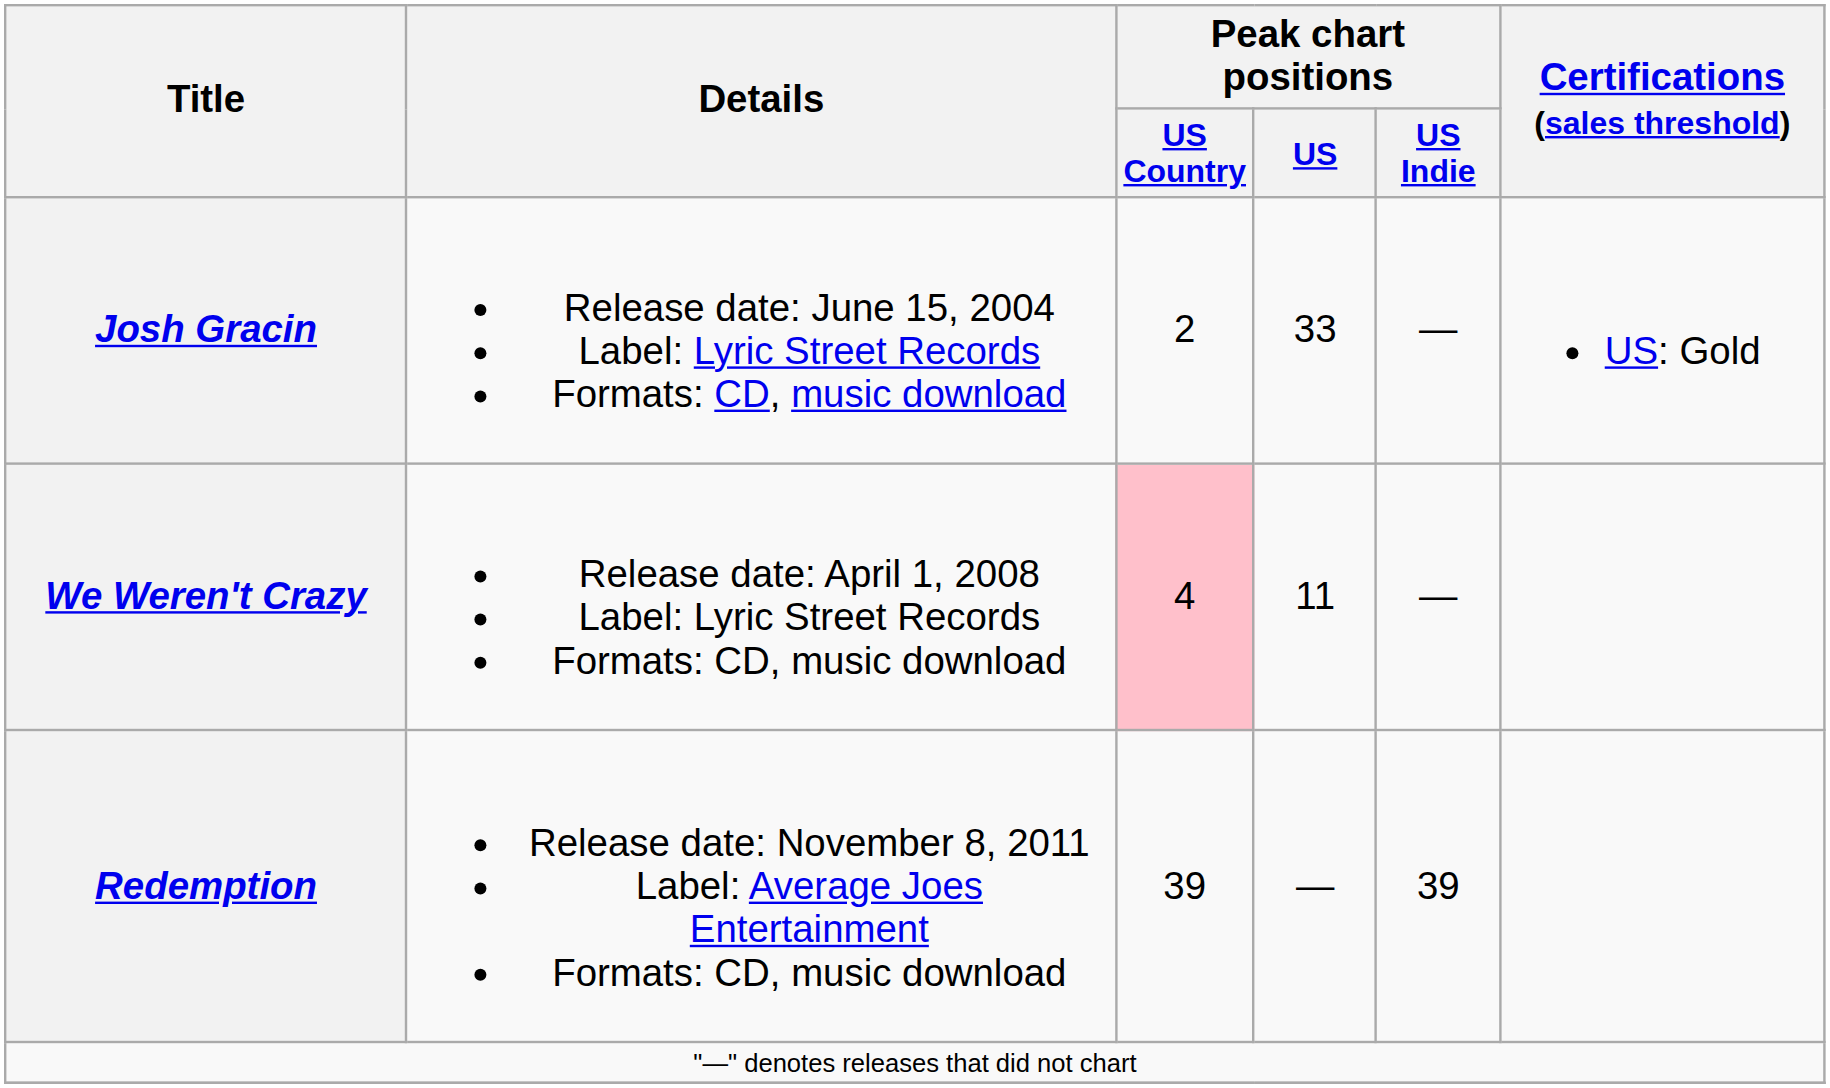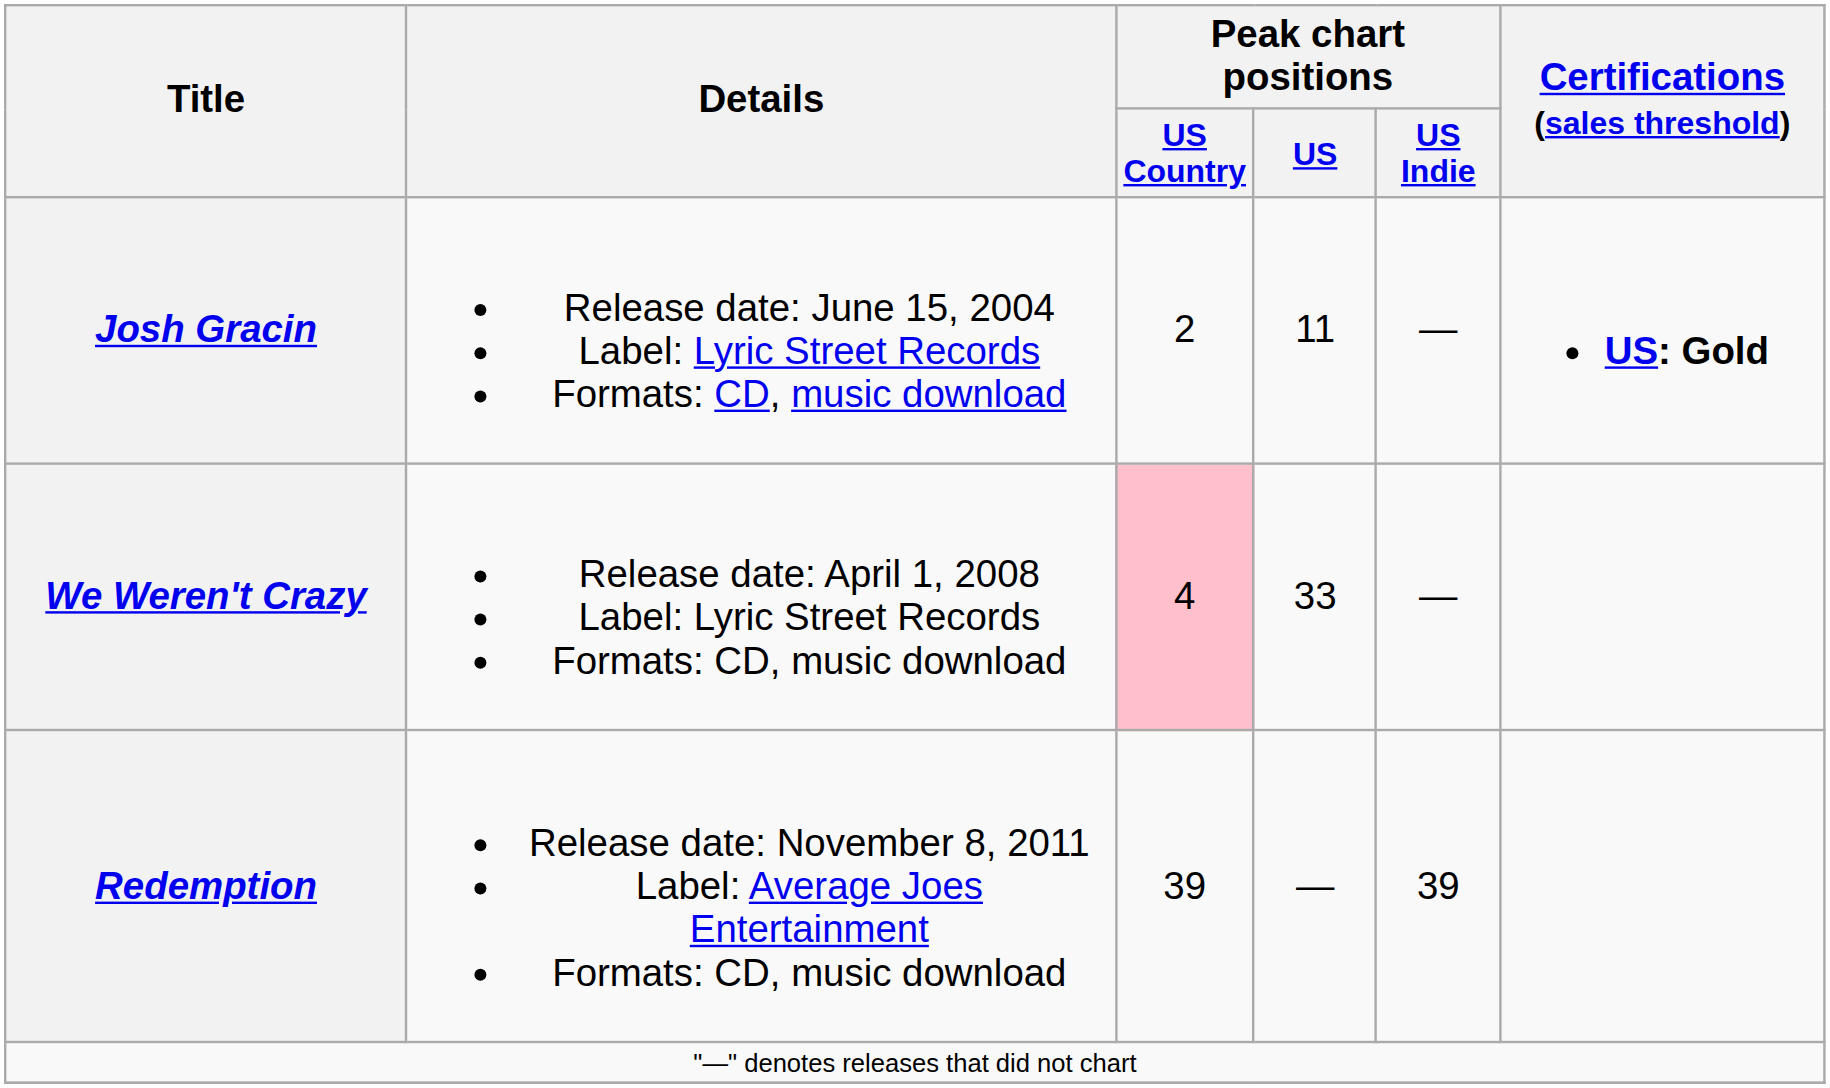(1315, 329) 33 -> (1315, 329) 11
(1662, 352) normal -> (1662, 352) bold
(1315, 596) 11 -> (1315, 596) 33
